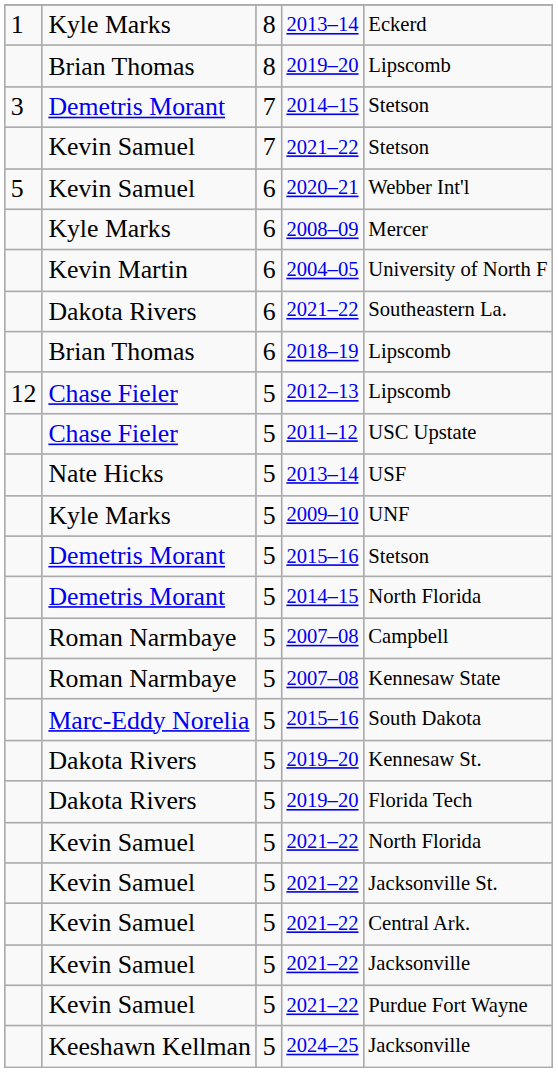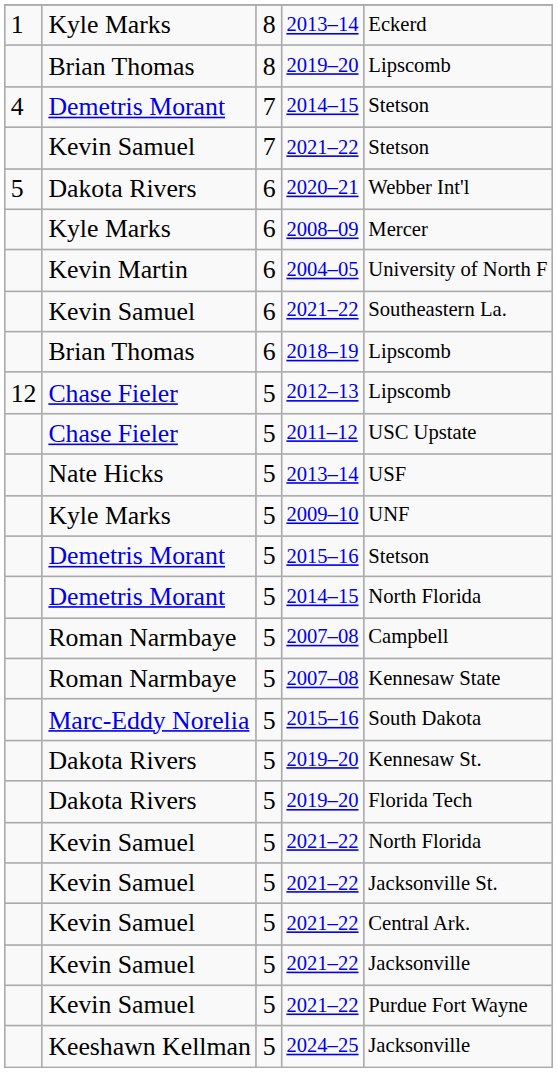(17, 106) 3 -> (17, 106) 4
(122, 188) Kevin Samuel -> (122, 188) Dakota Rivers
(122, 310) Dakota Rivers -> (122, 310) Kevin Samuel
